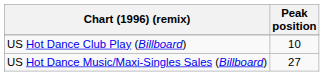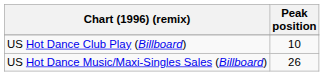(294, 62) 27 -> (294, 62) 26
